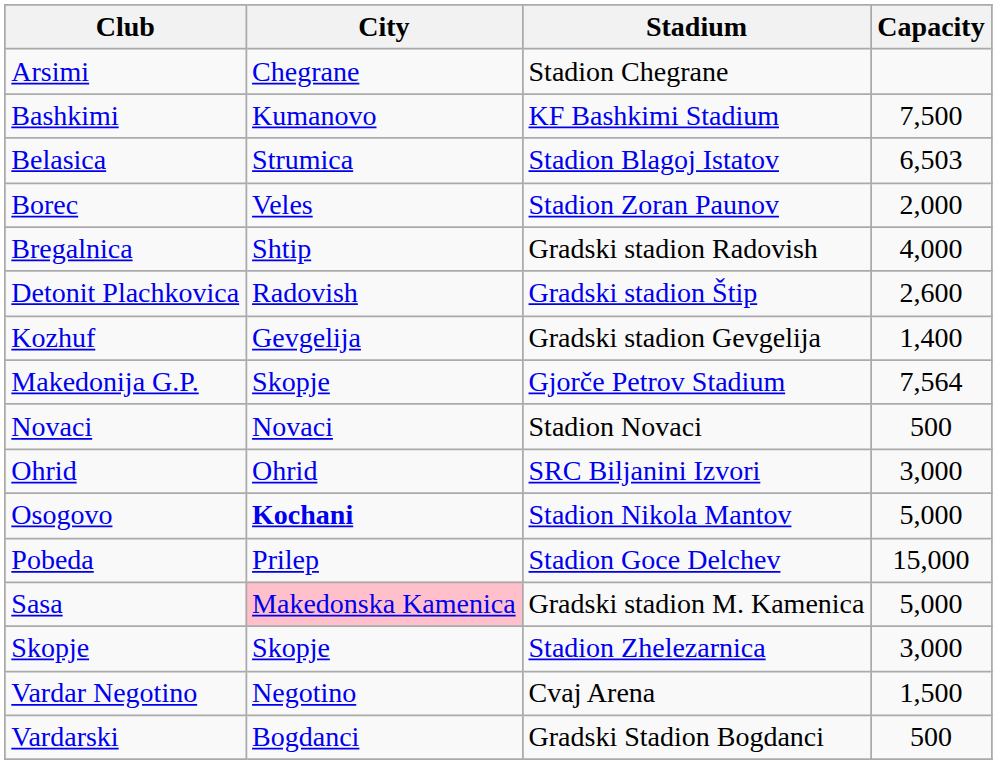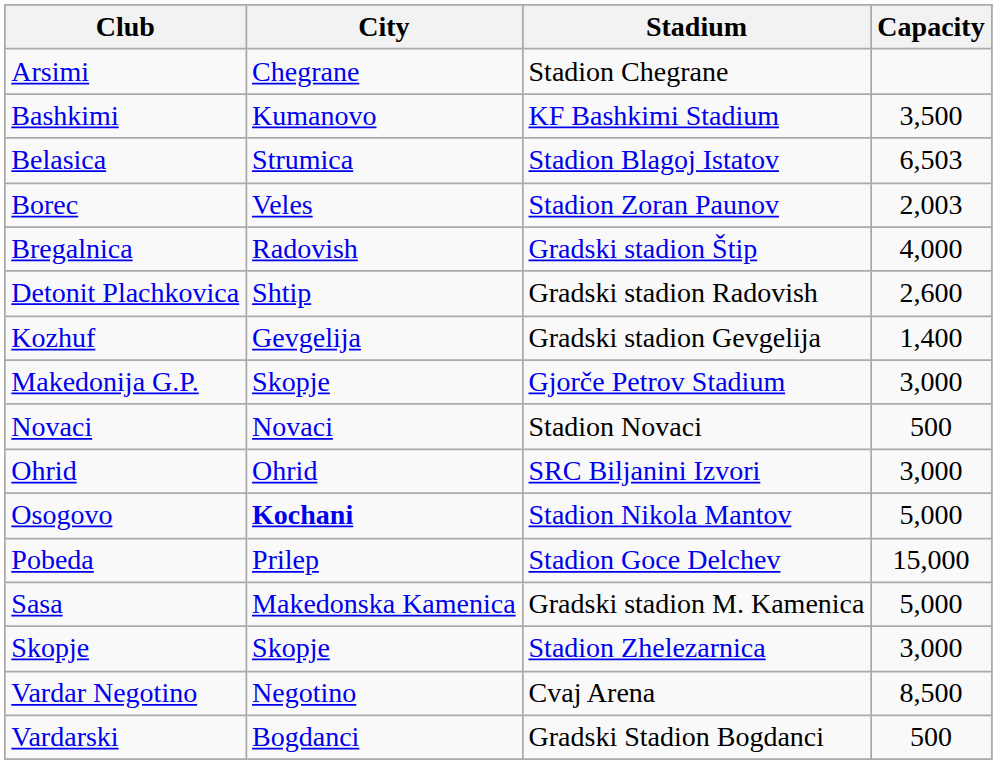(931, 115) 7,500 -> (931, 115) 3,500
(931, 204) 2,000 -> (931, 204) 2,003
(282, 248) Shtip -> (305, 248) Radovish
(673, 248) Gradski stadion Radovish -> (643, 248) Gradski stadion Štip
(305, 293) Radovish -> (282, 293) Shtip
(643, 293) Gradski stadion Štip -> (673, 293) Gradski stadion Radovish
(931, 381) 7,564 -> (931, 381) 3,000
(384, 603) pink background -> (384, 603) no background
(931, 692) 1,500 -> (931, 692) 8,500
